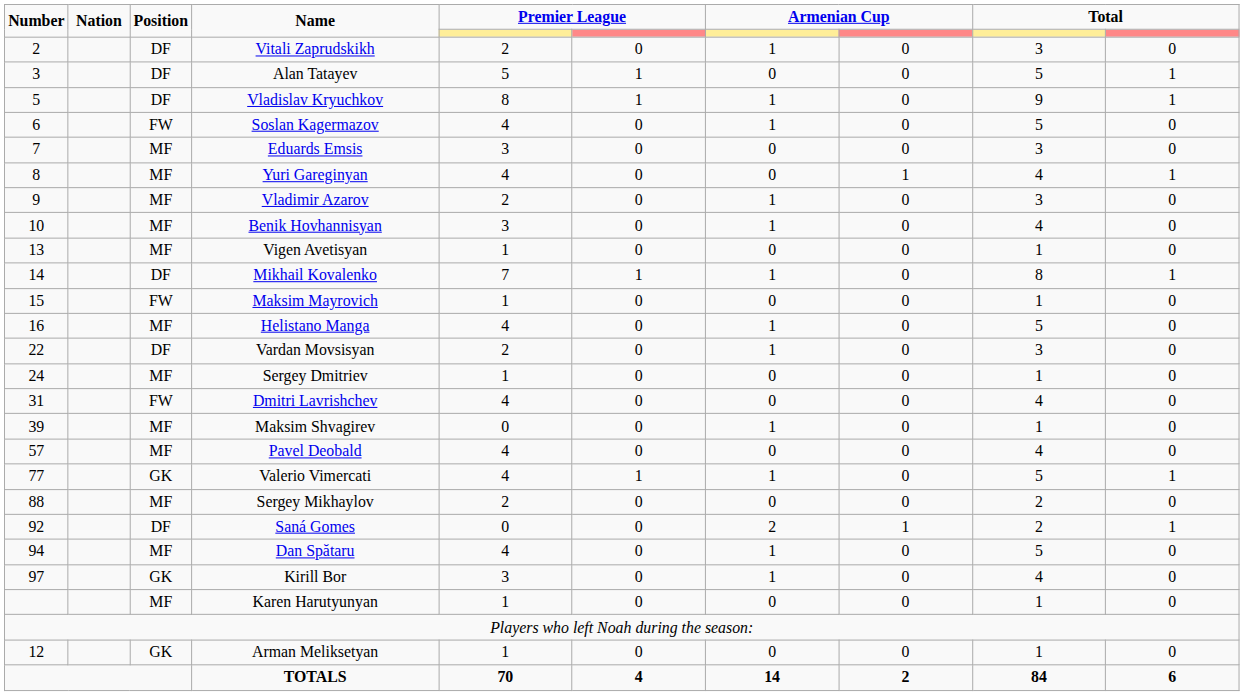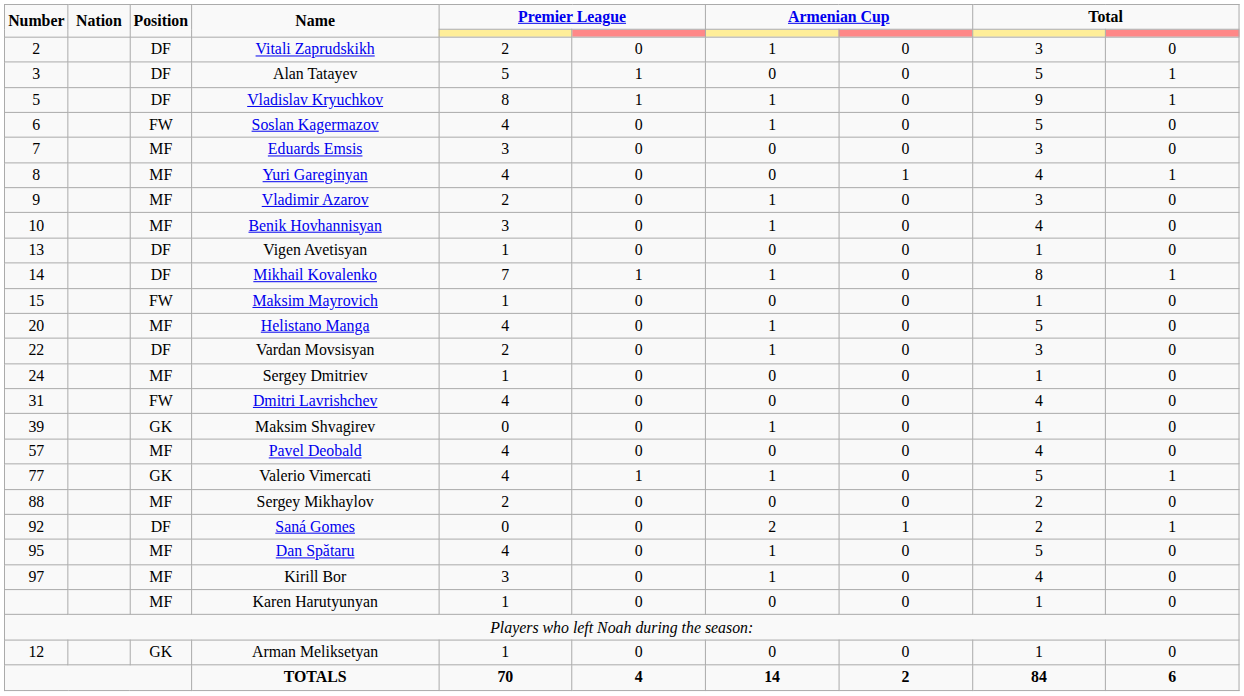(161, 250) MF -> (161, 250) DF
(36, 325) 16 -> (36, 325) 20
(161, 426) MF -> (161, 426) GK
(36, 551) 94 -> (36, 551) 95
(161, 577) GK -> (161, 577) MF
